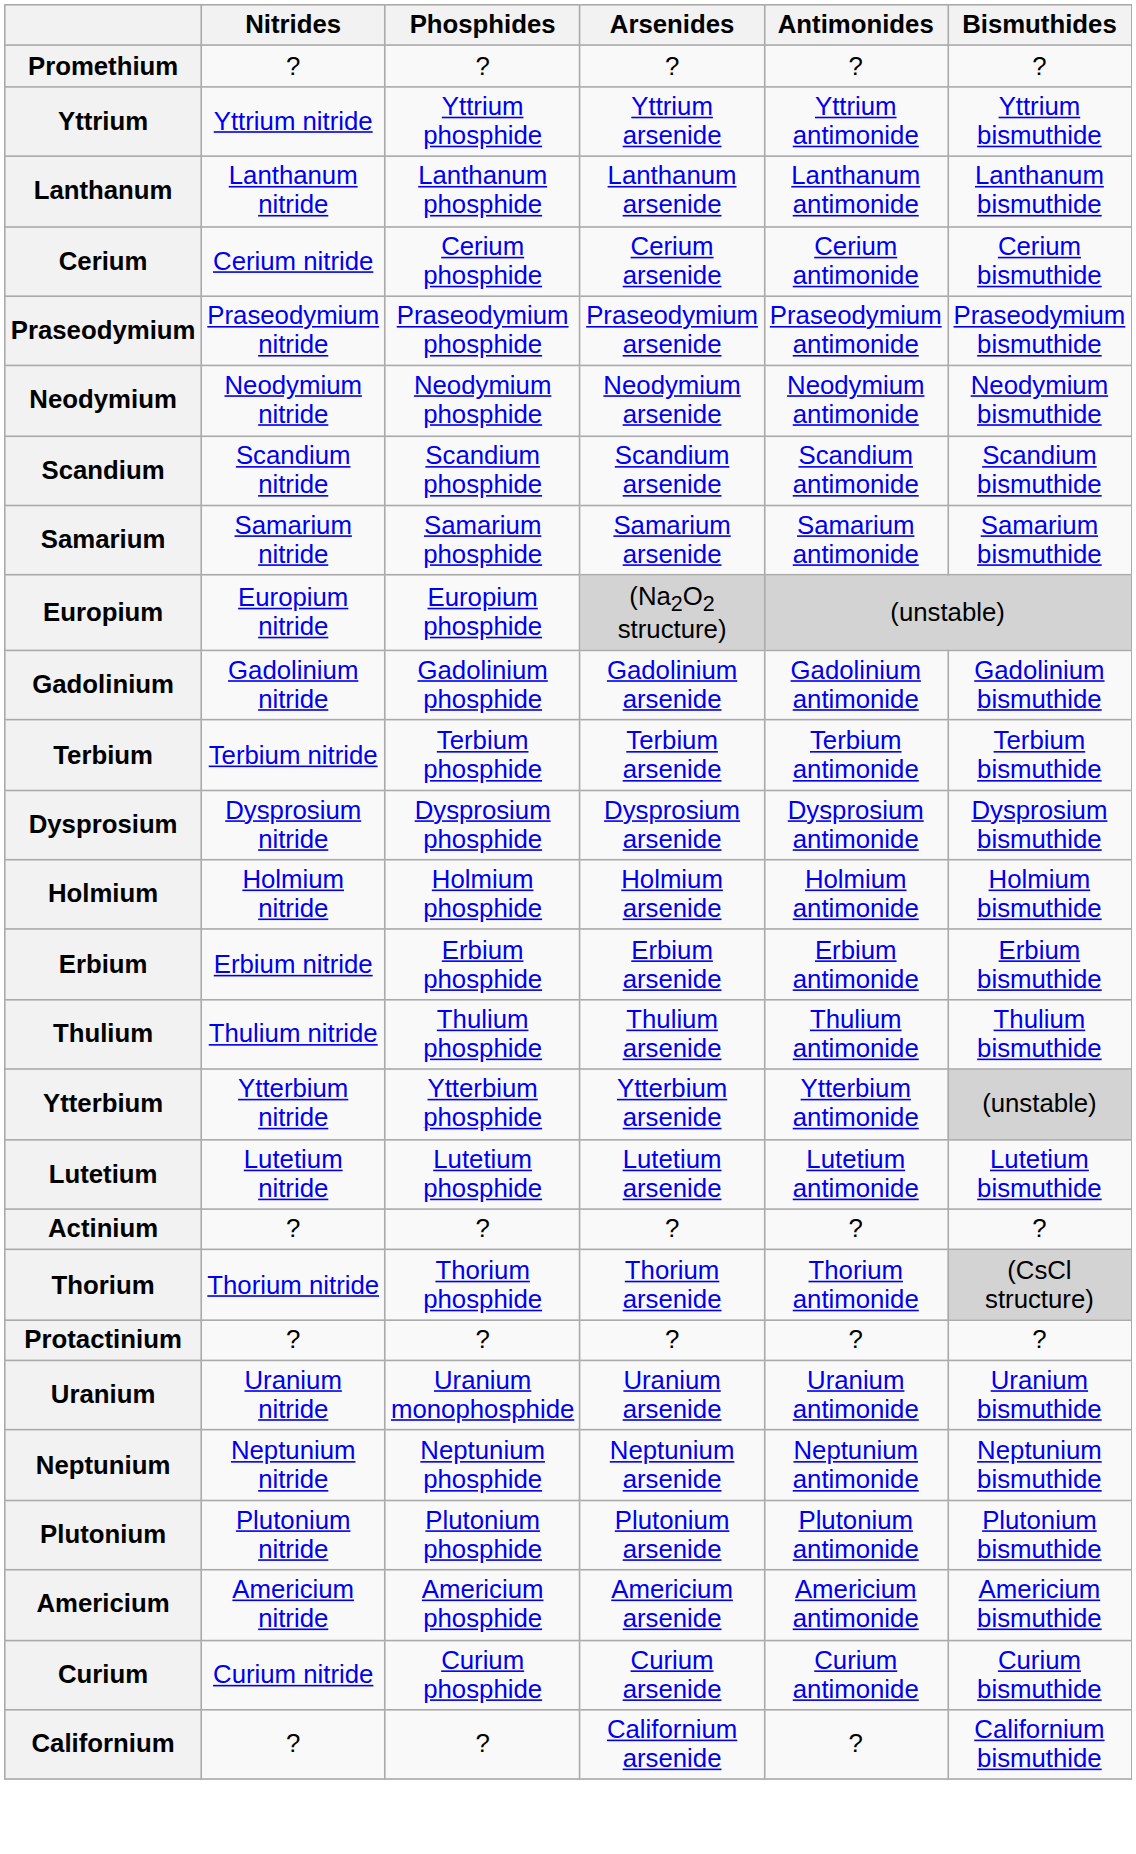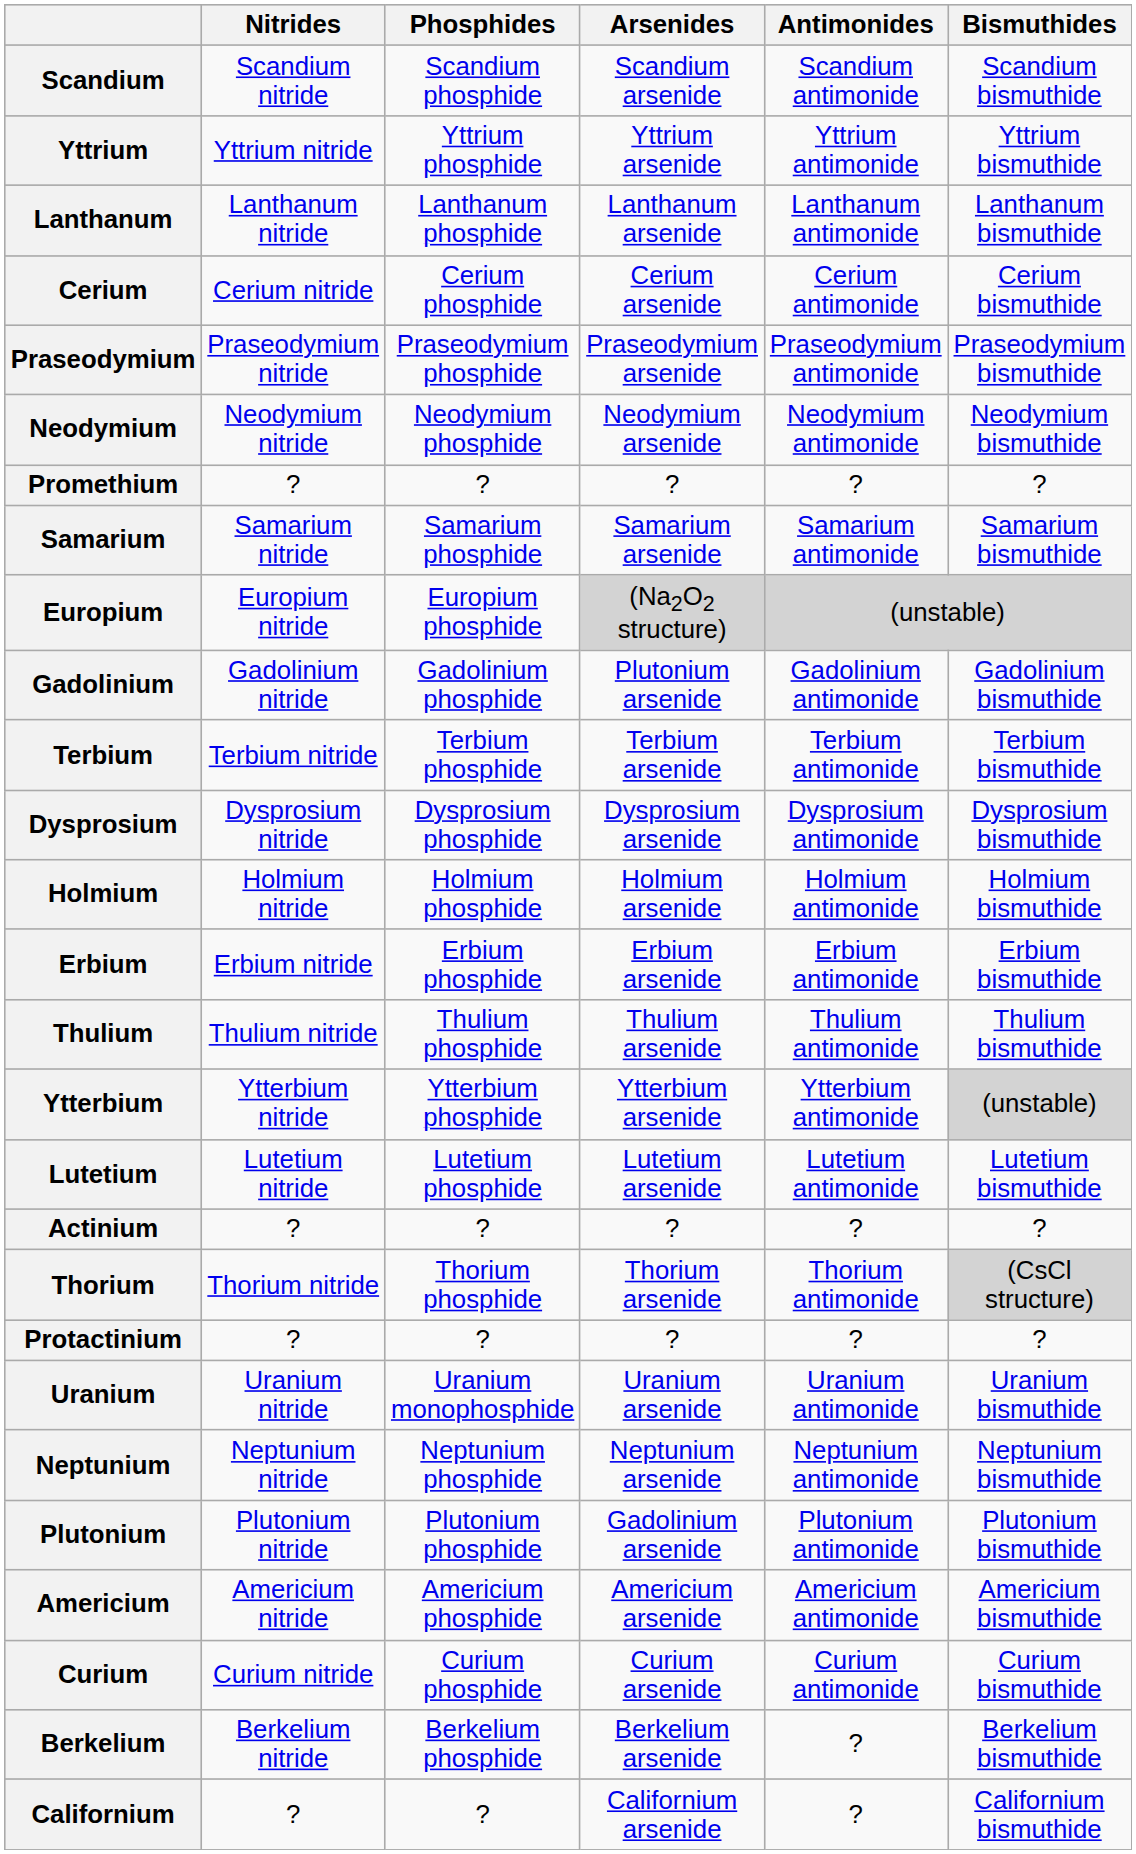rows swapped: (103, 470) <-> (103, 65)
(672, 684) Gadolinium arsenide -> (672, 684) Plutonium arsenide
(672, 1534) Plutonium arsenide -> (672, 1534) Gadolinium arsenide
+ row: (103, 1744)
